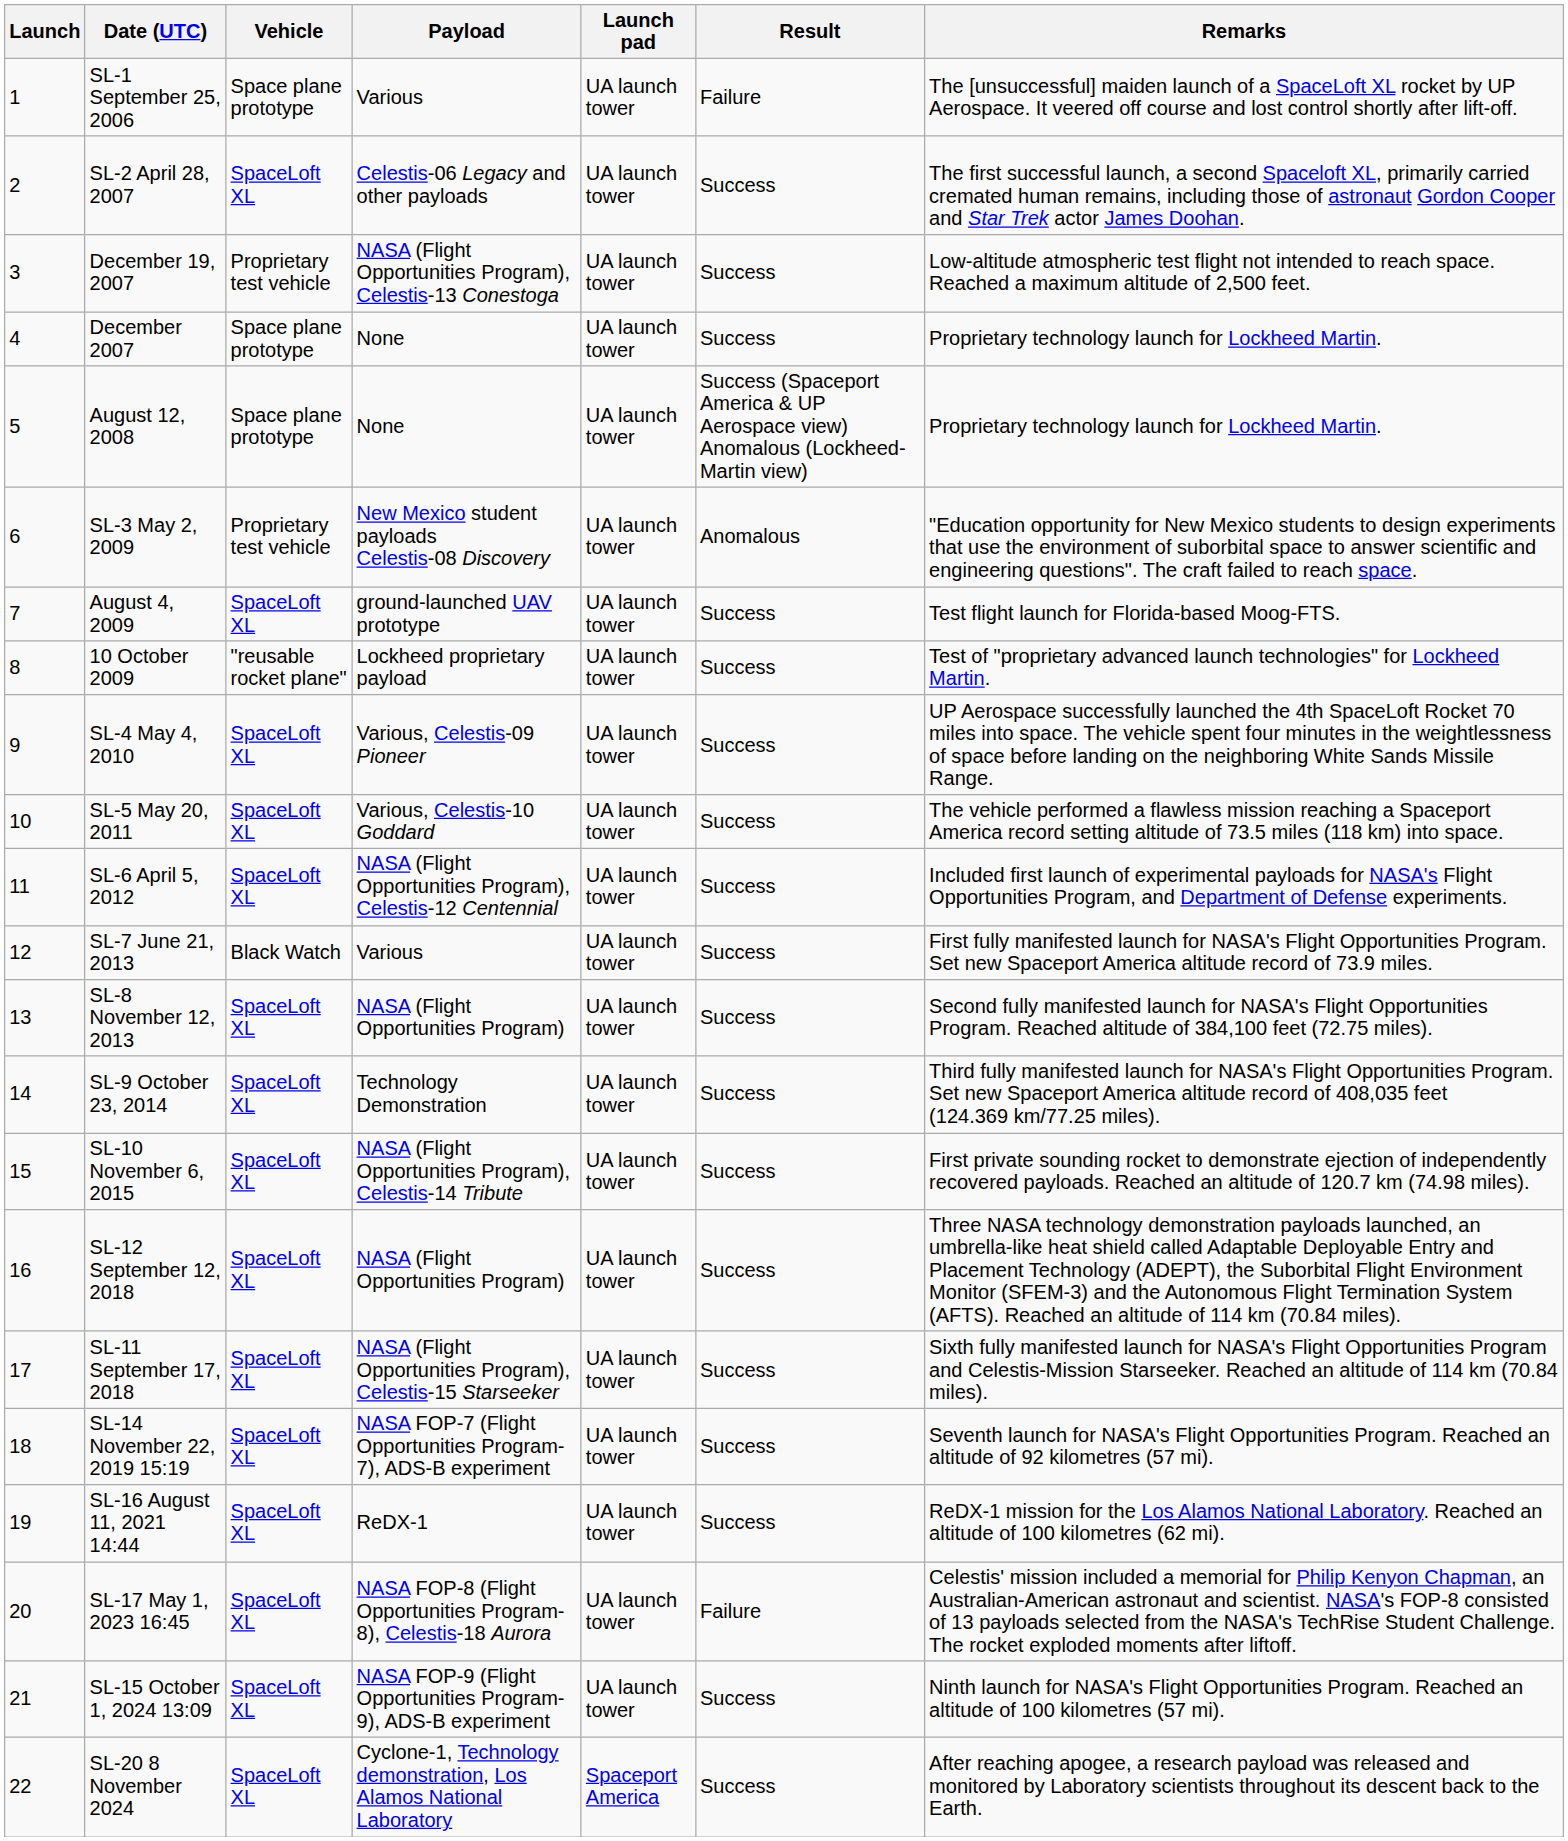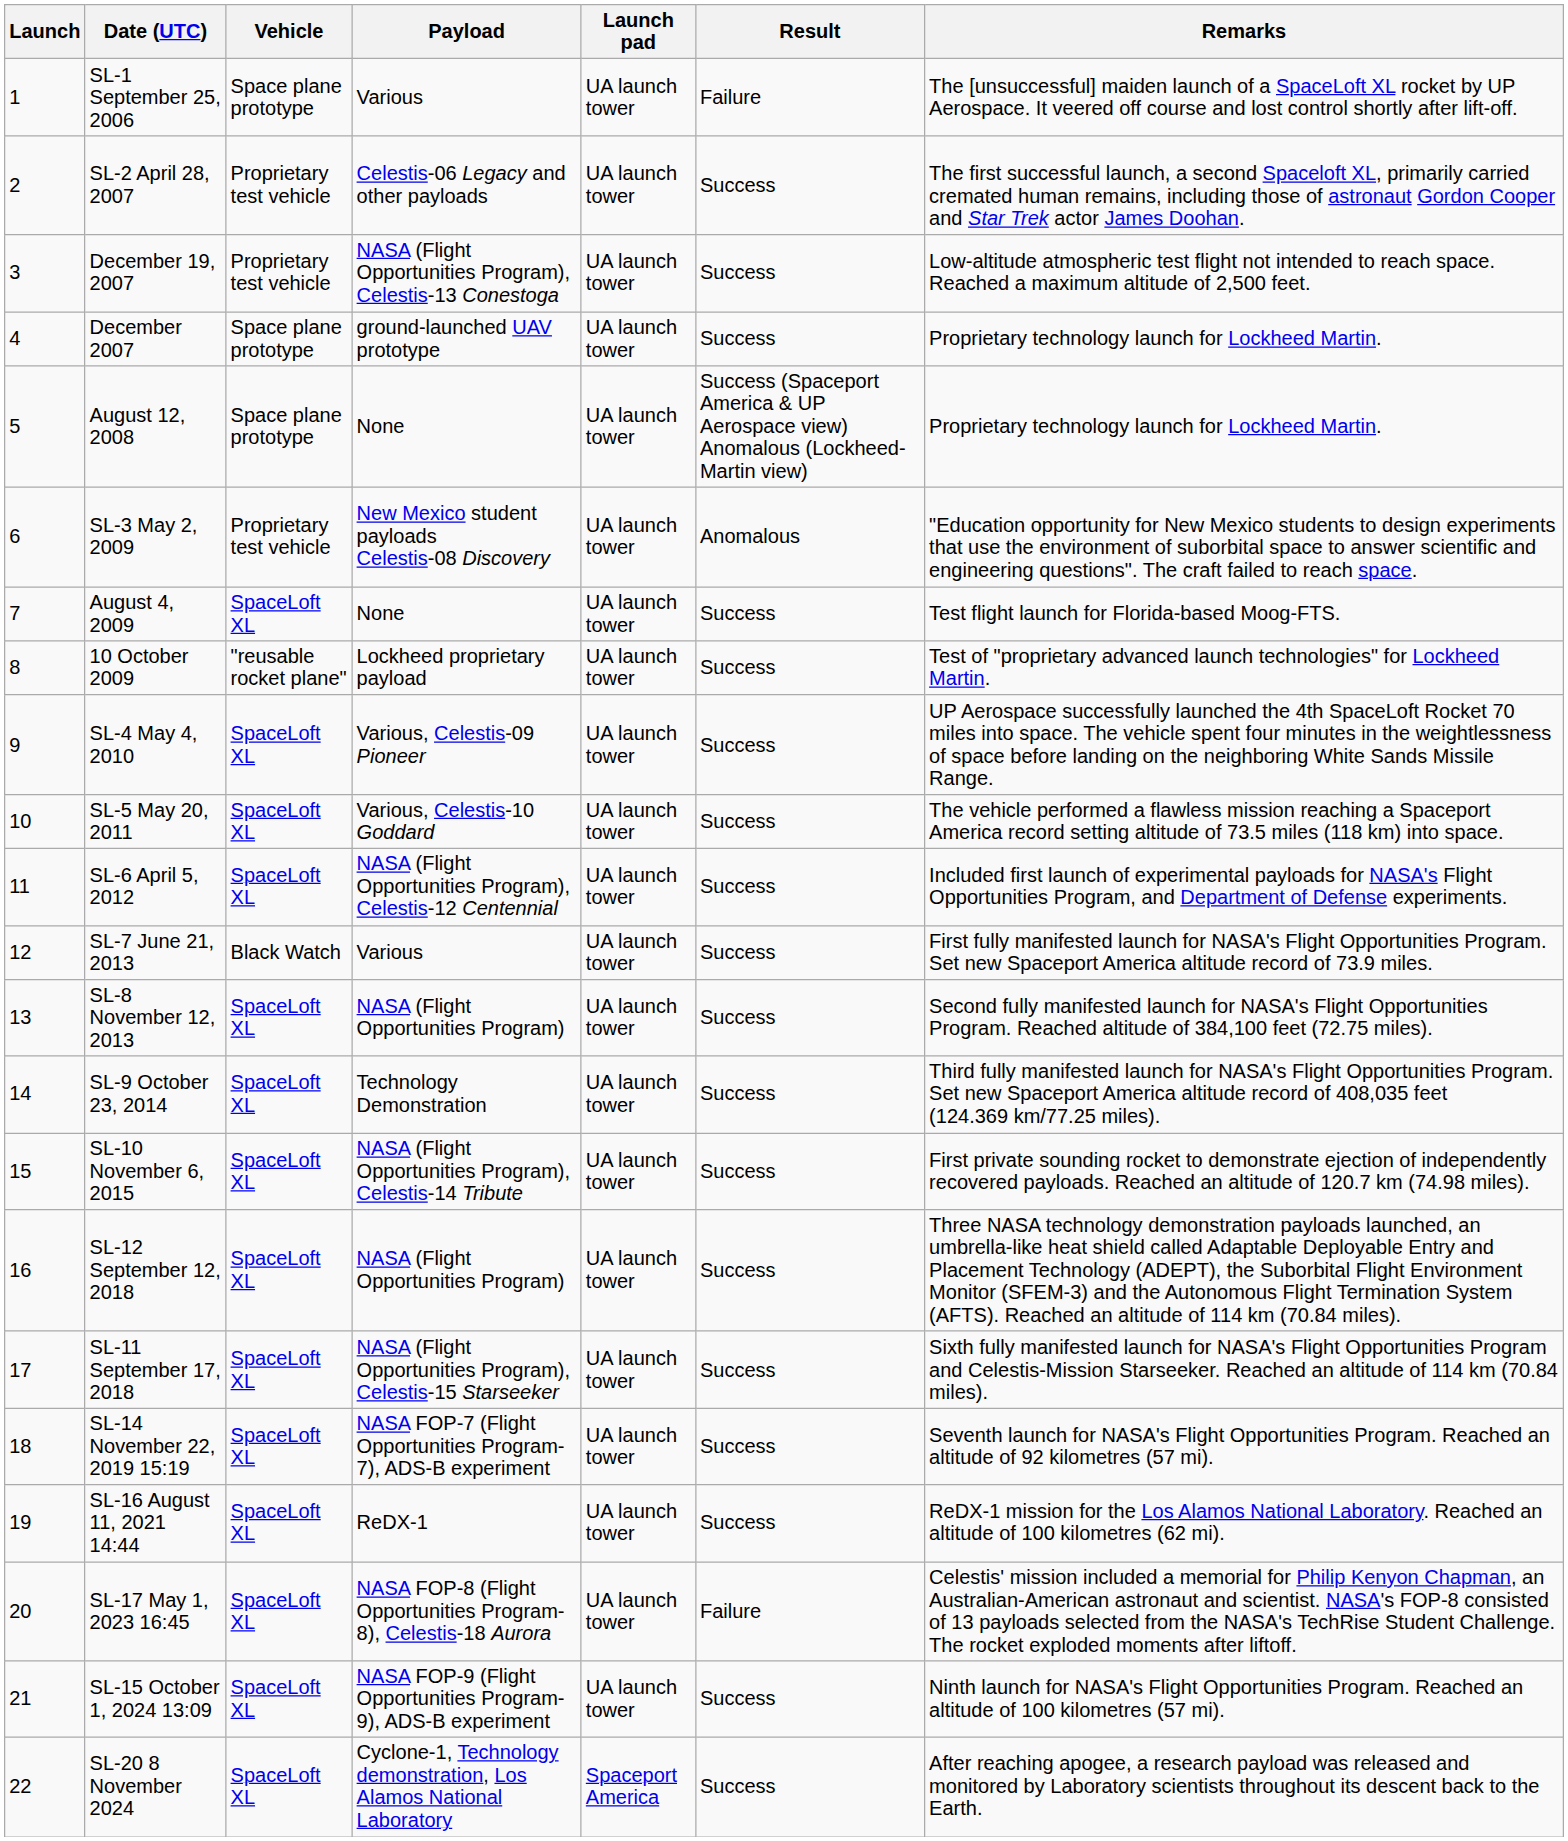(276, 185) SpaceLoft XL -> (281, 185) Proprietary test vehicle
(381, 338) None -> (454, 338) ground-launched UAV prototype
(454, 613) ground-launched UAV prototype -> (381, 613) None
